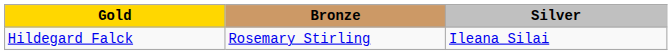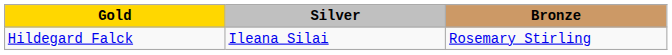columns swapped: (556, 16) <-> (335, 16)
